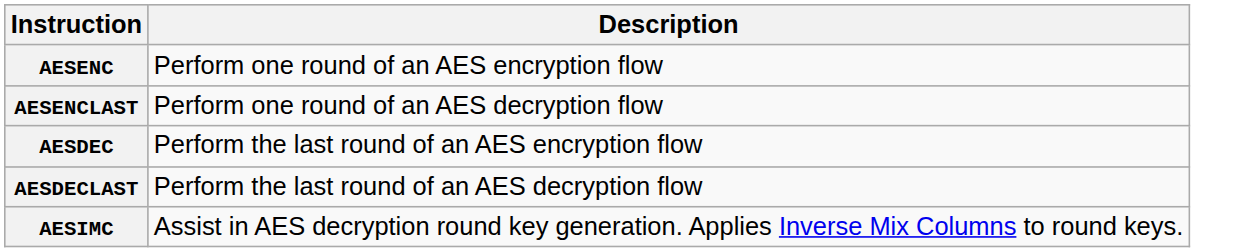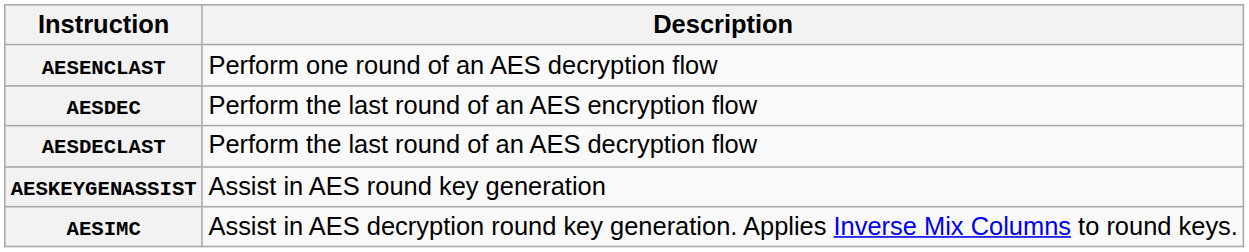- row: (76, 68)
+ row: (104, 189)
